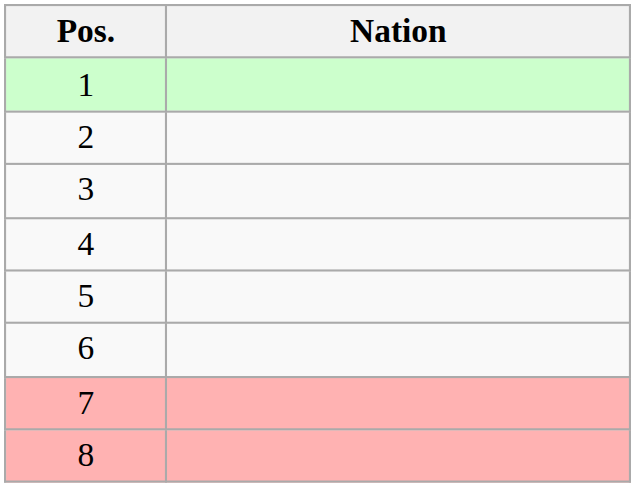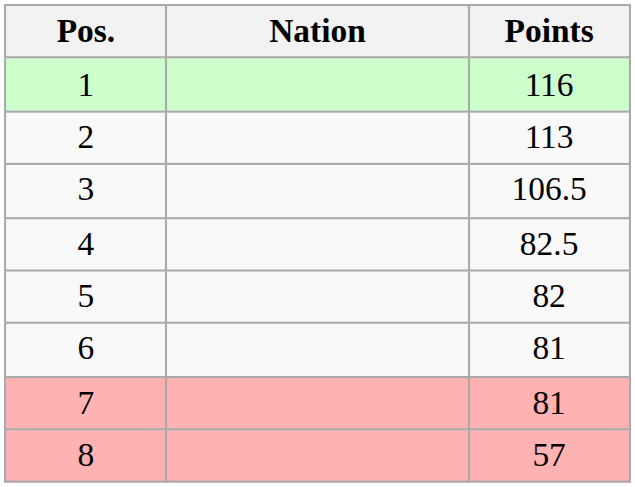+ column: (549, 31)
